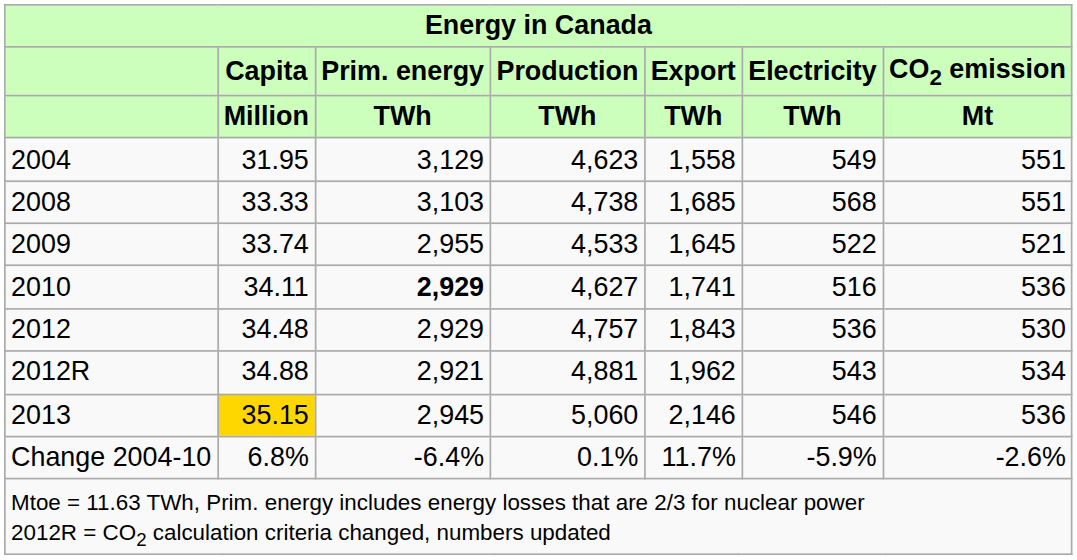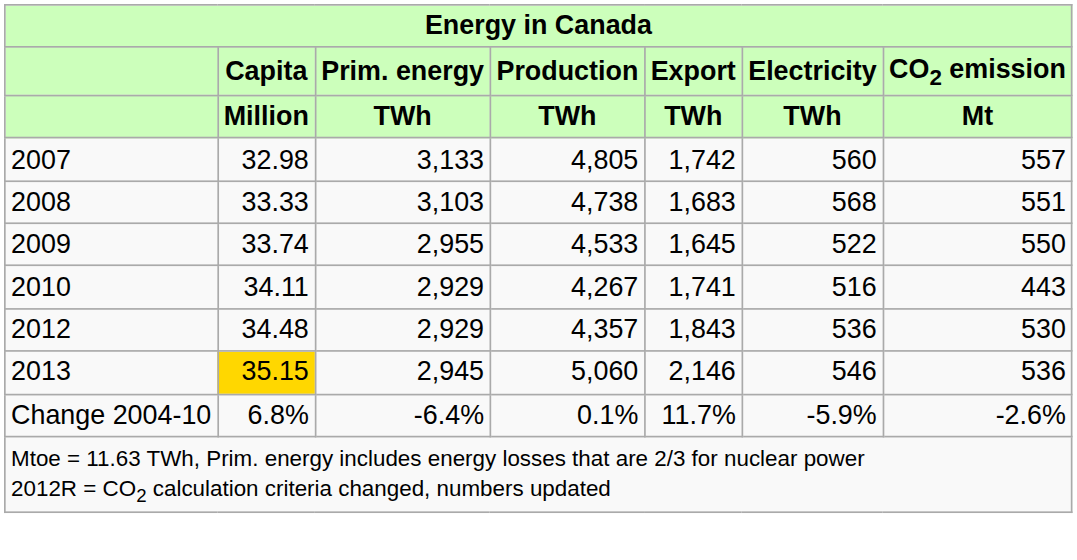- row: (41, 159)
+ row: (41, 159)
(702, 201) 1,685 -> (702, 201) 1,683
(1043, 244) 521 -> (1043, 244) 550
(450, 286) bold -> (450, 286) normal
(605, 286) 4,627 -> (605, 286) 4,267
(1043, 286) 536 -> (1043, 286) 443
(605, 329) 4,757 -> (605, 329) 4,357
- row: (51, 372)
